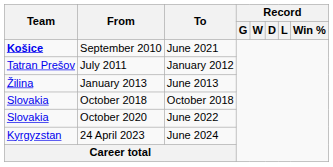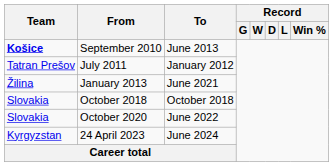(193, 48) June 2021 -> (193, 48) June 2013
(193, 83) June 2013 -> (193, 83) June 2021
